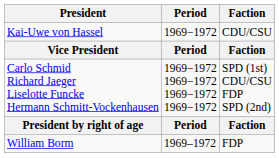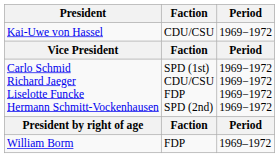columns swapped: (190, 13) <-> (247, 13)
